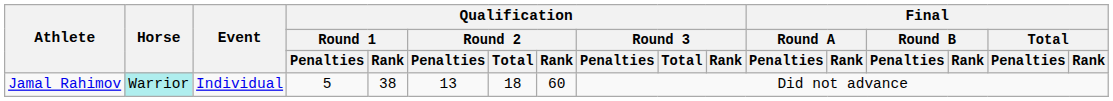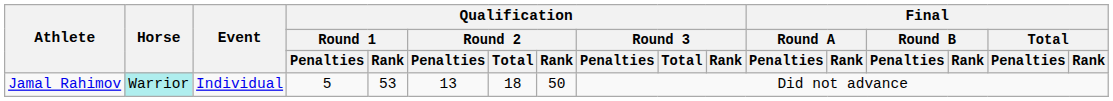(388, 84) 38 -> (388, 84) 53
(557, 84) 60 -> (557, 84) 50
